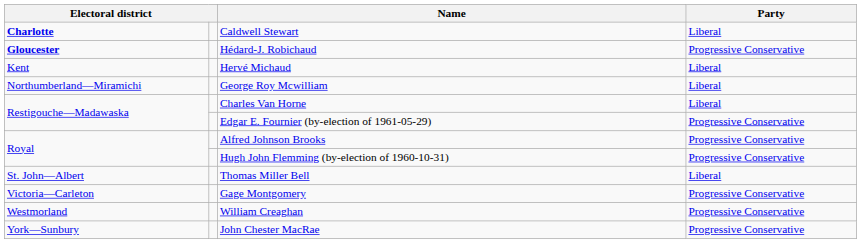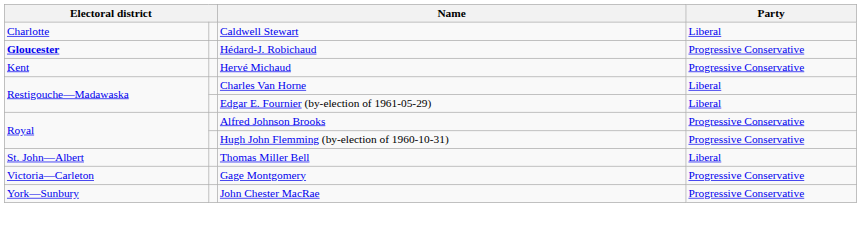(30, 31) bold -> (28, 31) normal
(705, 67) Liberal -> (746, 67) Progressive Conservative
- row: (274, 85)
(746, 121) Progressive Conservative -> (705, 103) Liberal
- row: (261, 211)
